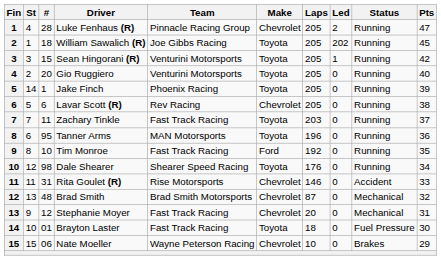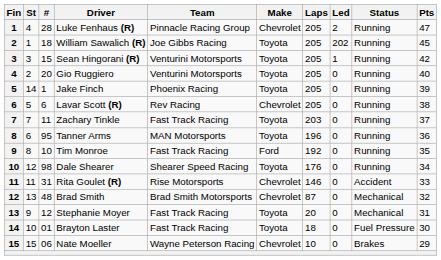(280, 212) Chevrolet -> (273, 212) Toyota
